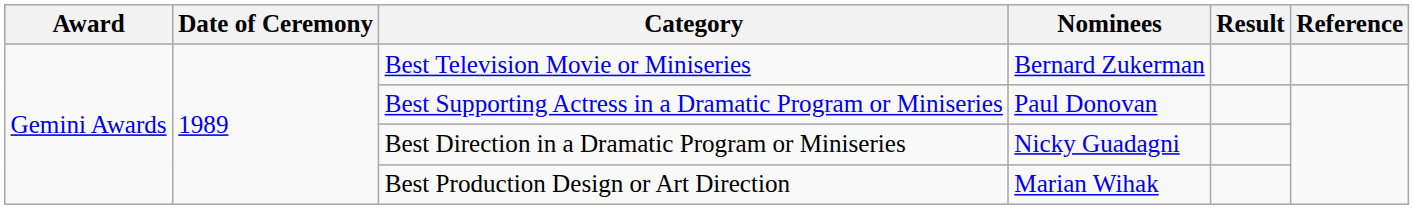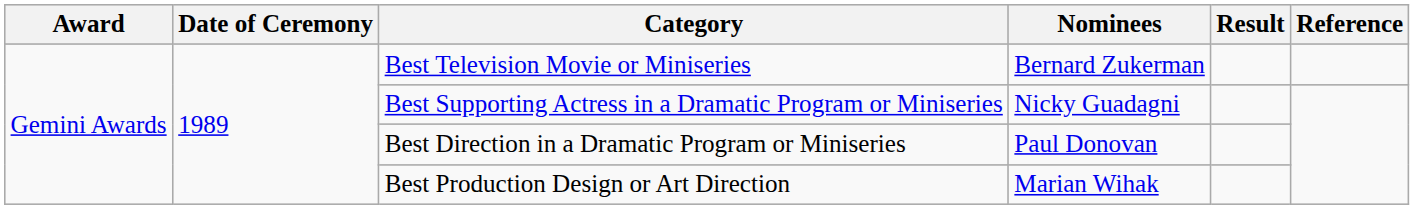(1086, 104) Paul Donovan -> (1097, 104) Nicky Guadagni
(1097, 143) Nicky Guadagni -> (1086, 143) Paul Donovan
